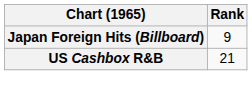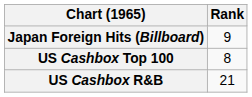+ row: (106, 59)
